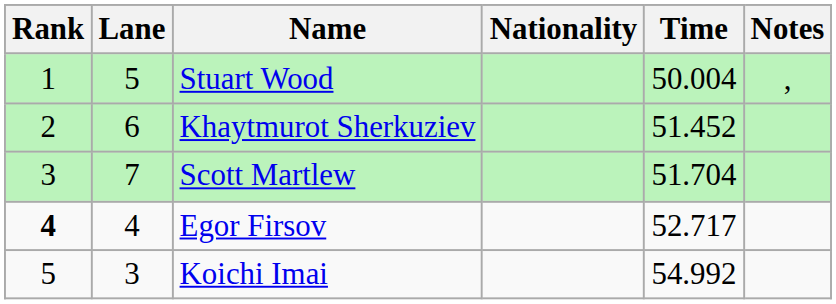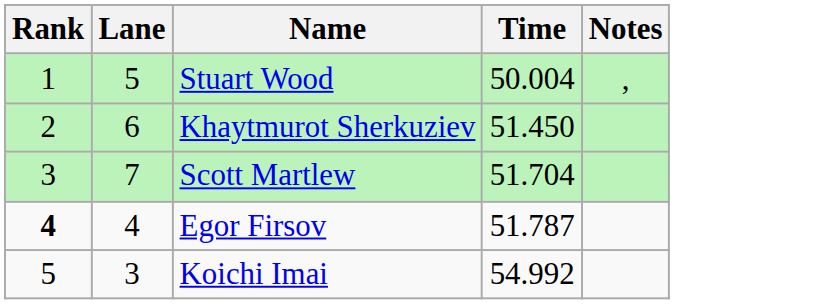- column: (563, 28)
(694, 126) 51.452 -> (532, 126) 51.450
(694, 224) 52.717 -> (532, 224) 51.787
